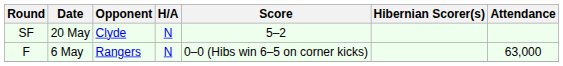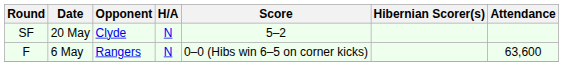(523, 52) 63,000 -> (523, 52) 63,600
